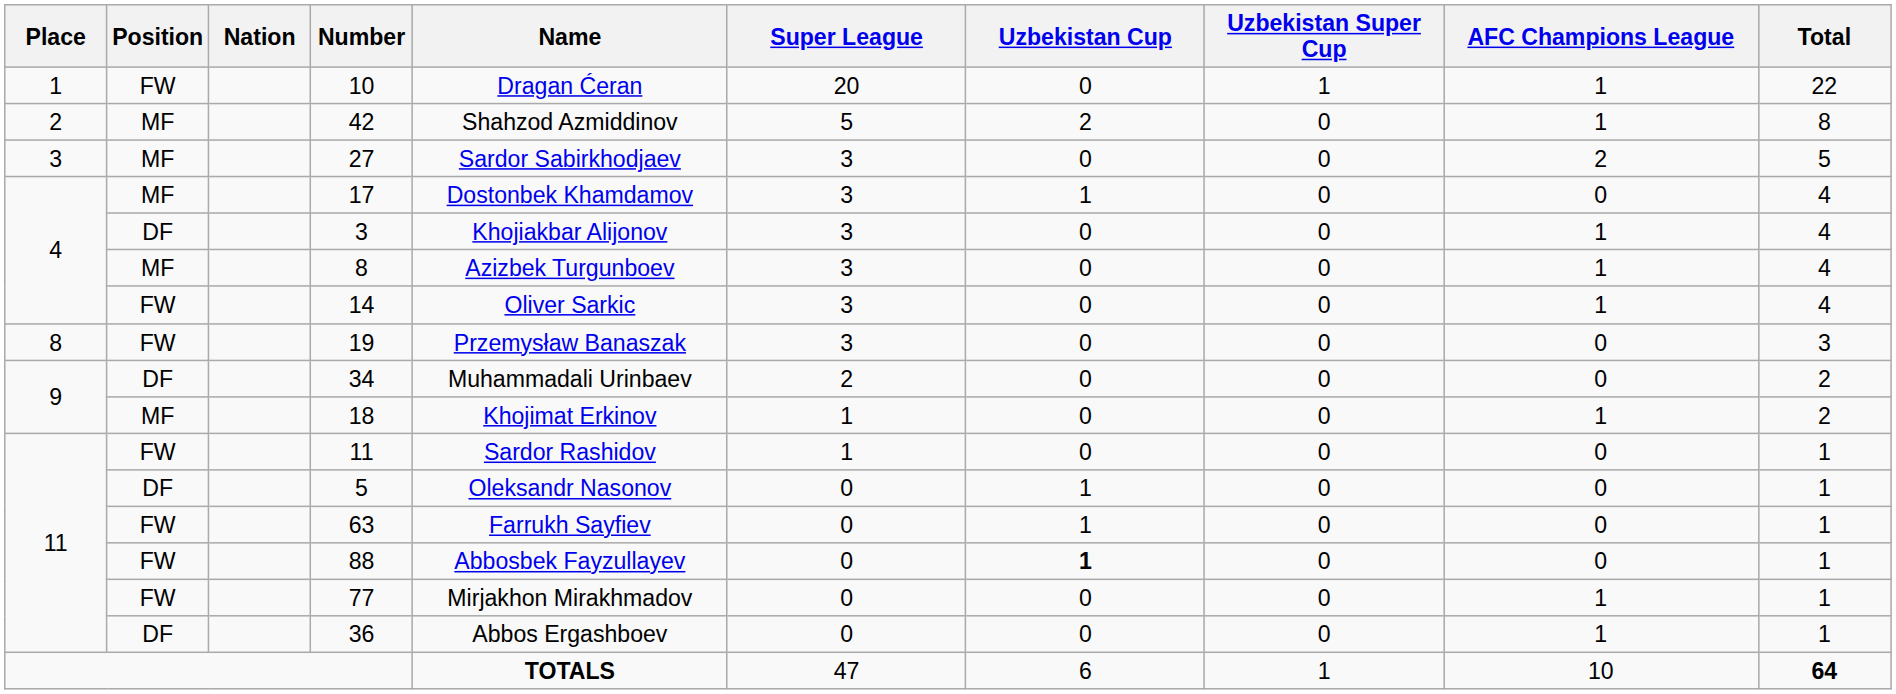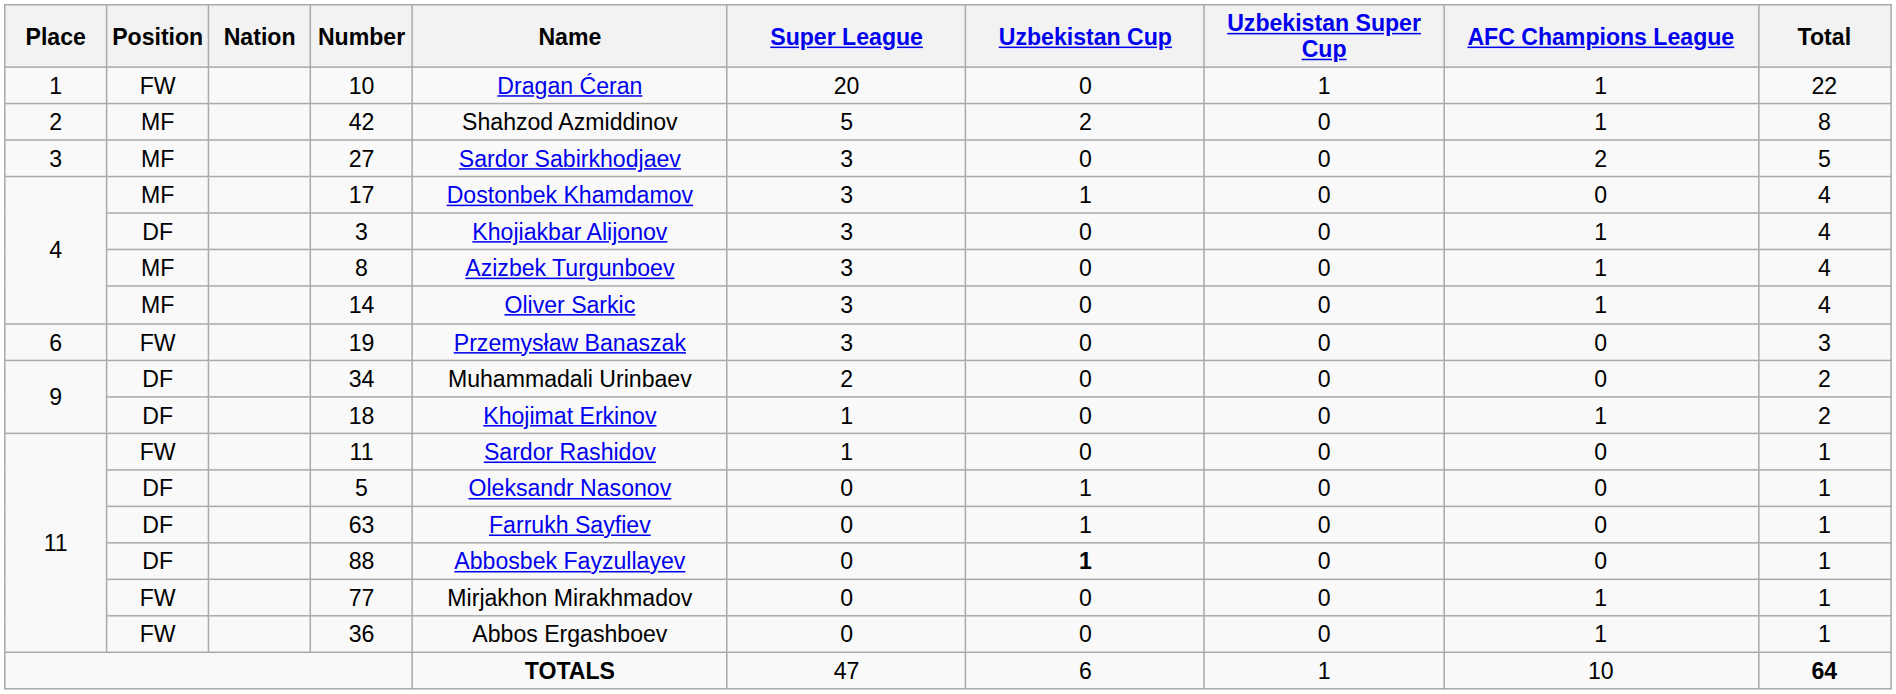(158, 305) FW -> (158, 305) MF
(56, 342) 8 -> (56, 342) 6
(158, 415) MF -> (158, 415) DF
(158, 525) FW -> (158, 525) DF
(158, 561) FW -> (158, 561) DF
(158, 634) DF -> (158, 634) FW
